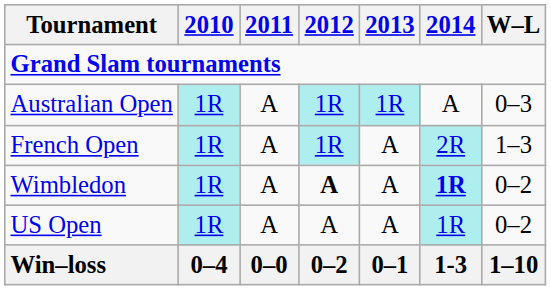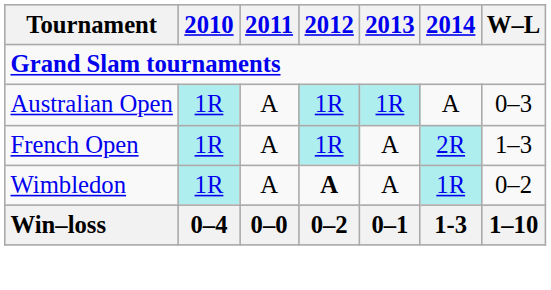(451, 184) bold -> (451, 184) normal
- row: (56, 224)
